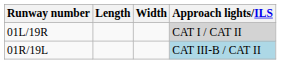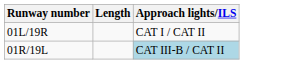- column: (151, 13)
(207, 31) lightgrey background -> (170, 31) no background
